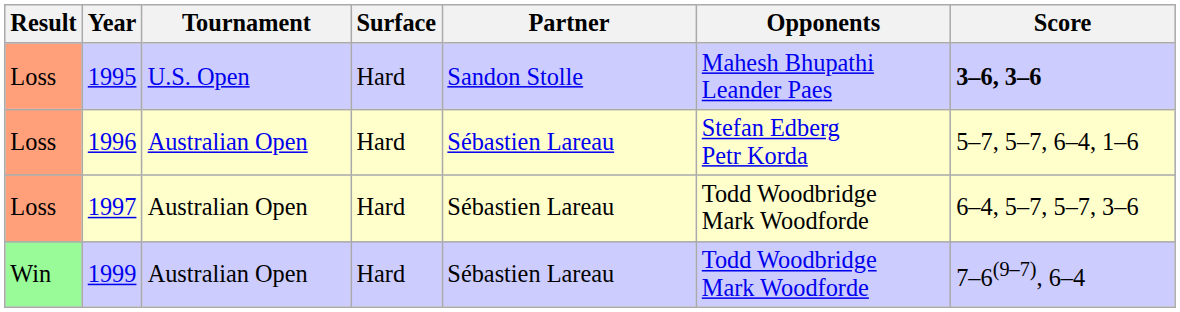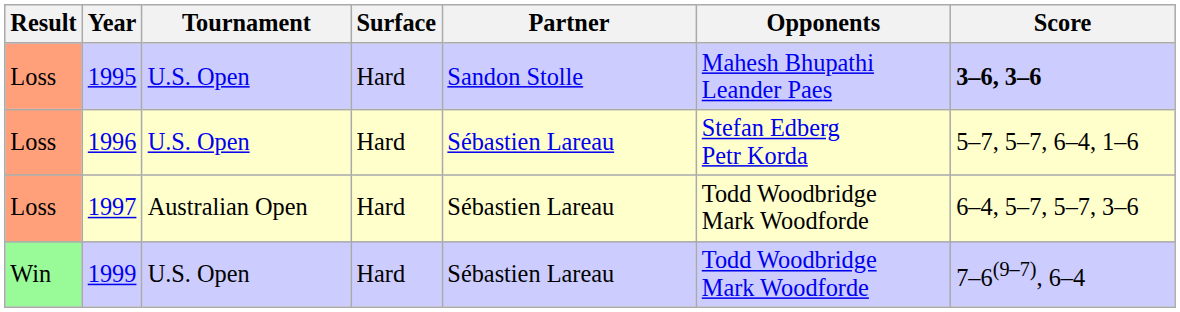(228, 141) Australian Open -> (199, 141) U.S. Open
(228, 273) Australian Open -> (199, 273) U.S. Open
